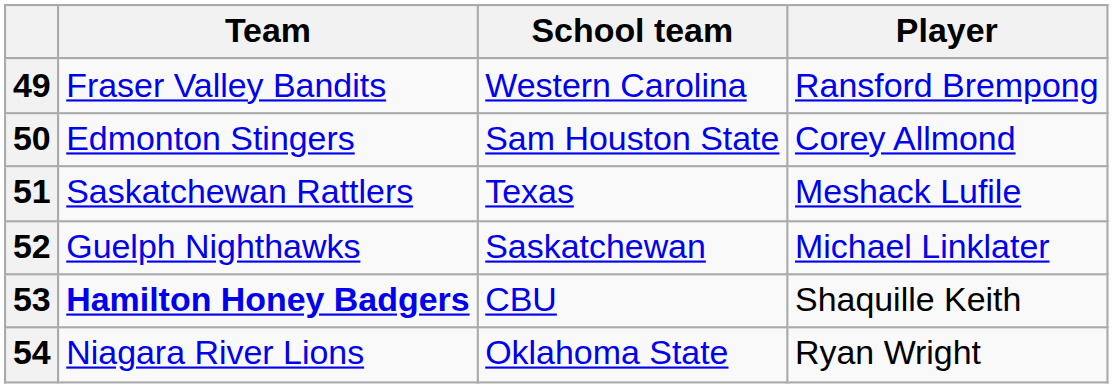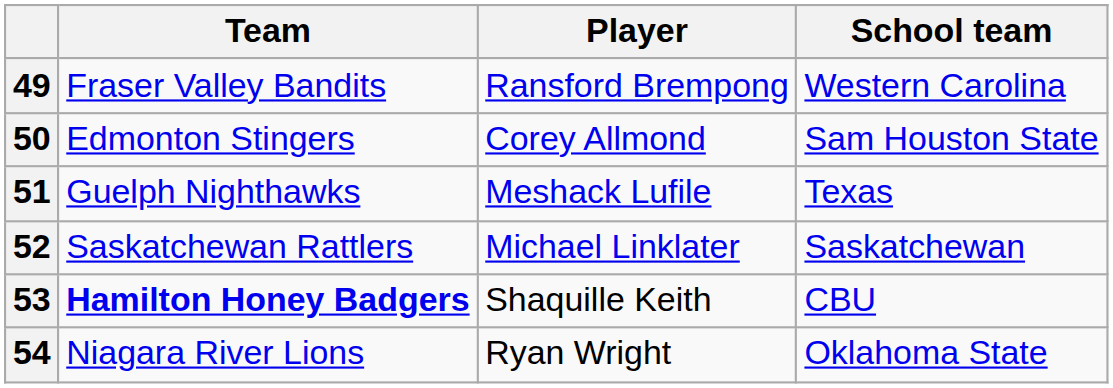columns swapped: (947, 31) <-> (632, 31)
(240, 192) Saskatchewan Rattlers -> (213, 192) Guelph Nighthawks
(213, 246) Guelph Nighthawks -> (240, 246) Saskatchewan Rattlers
